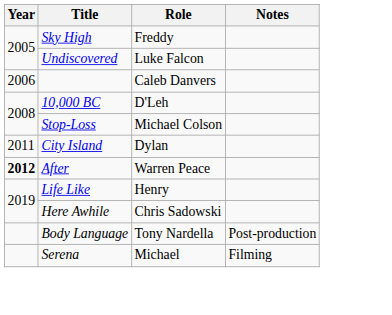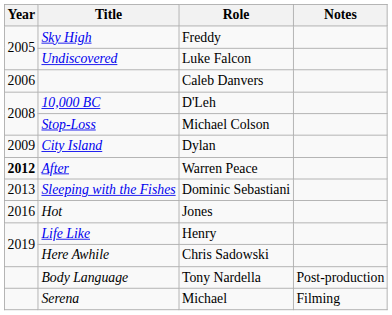(21, 146) 2011 -> (21, 146) 2009
+ row: (109, 189)
+ row: (52, 211)
